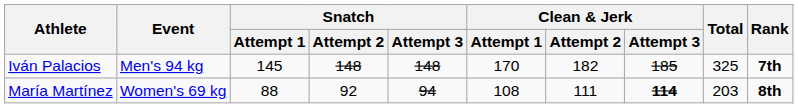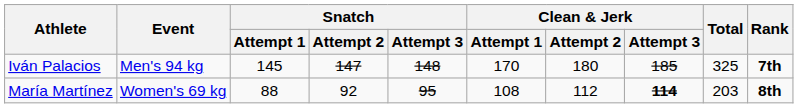(348, 66) 148 -> (348, 66) 147
(585, 66) 182 -> (585, 66) 180
(427, 91) 94 -> (427, 91) 95
(585, 91) 111 -> (585, 91) 112
